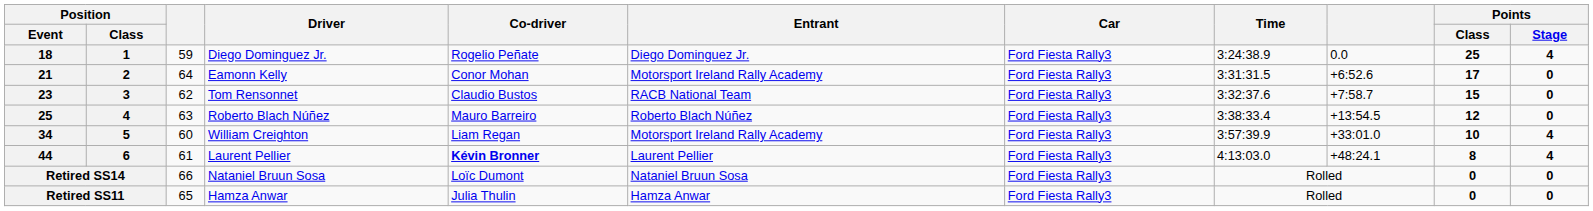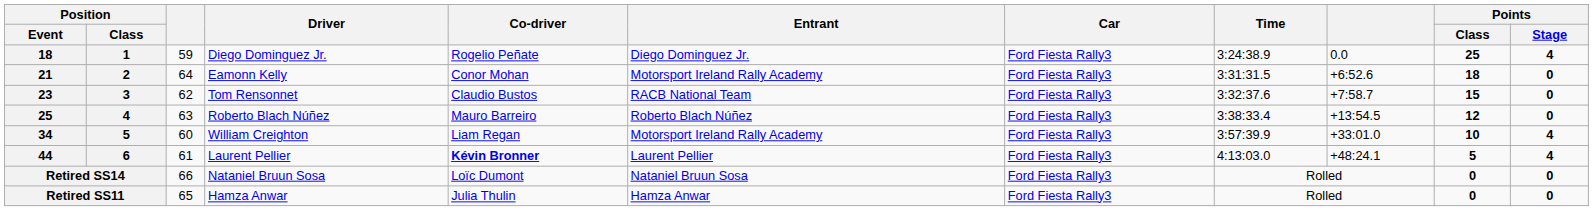(1472, 75) 17 -> (1472, 75) 18
(1472, 155) 8 -> (1472, 155) 5
